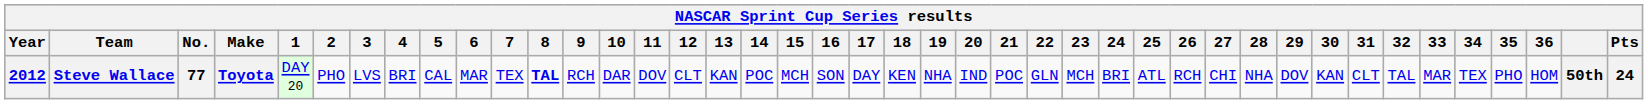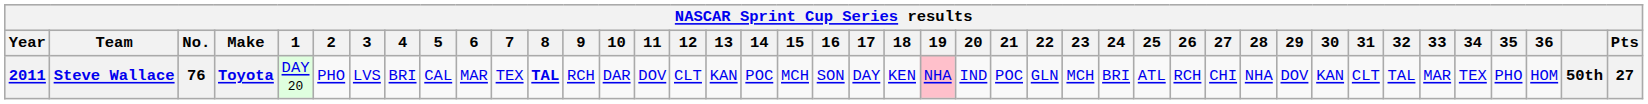(27, 76) 2012 -> (27, 76) 2011
(196, 76) 77 -> (196, 76) 76
(938, 76) no background -> (938, 76) pink background
(1625, 76) 24 -> (1625, 76) 27
